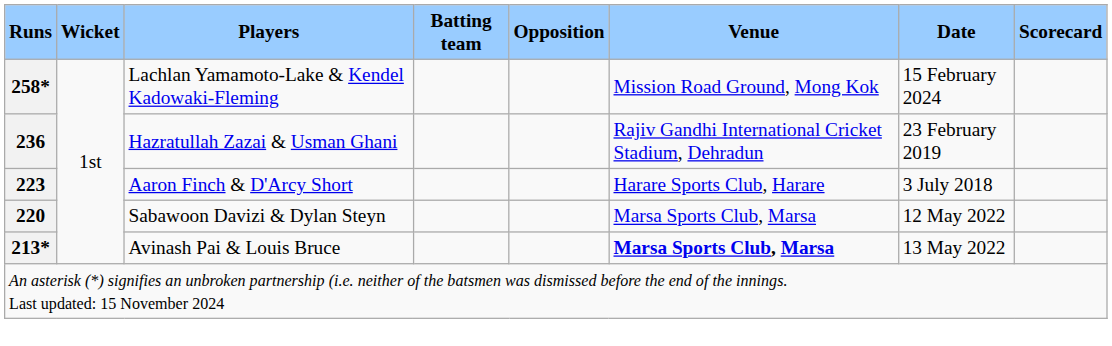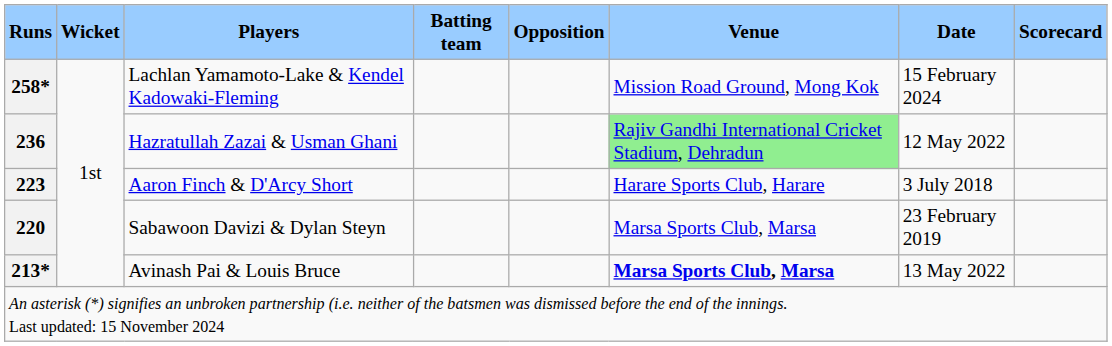(748, 141) no background -> (748, 141) lightgreen background
(950, 141) 23 February 2019 -> (954, 141) 12 May 2022
(954, 216) 12 May 2022 -> (950, 227) 23 February 2019
